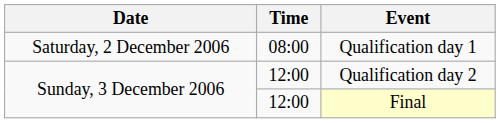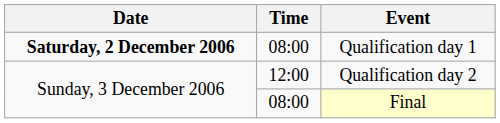(131, 46) normal -> (131, 46) bold
(289, 103) 12:00 -> (289, 103) 08:00
